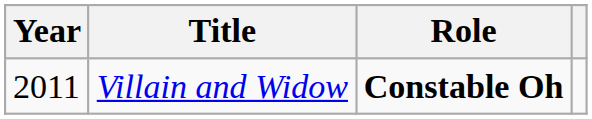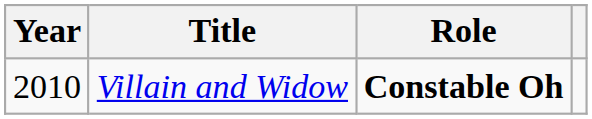(46, 85) 2011 -> (47, 85) 2010
